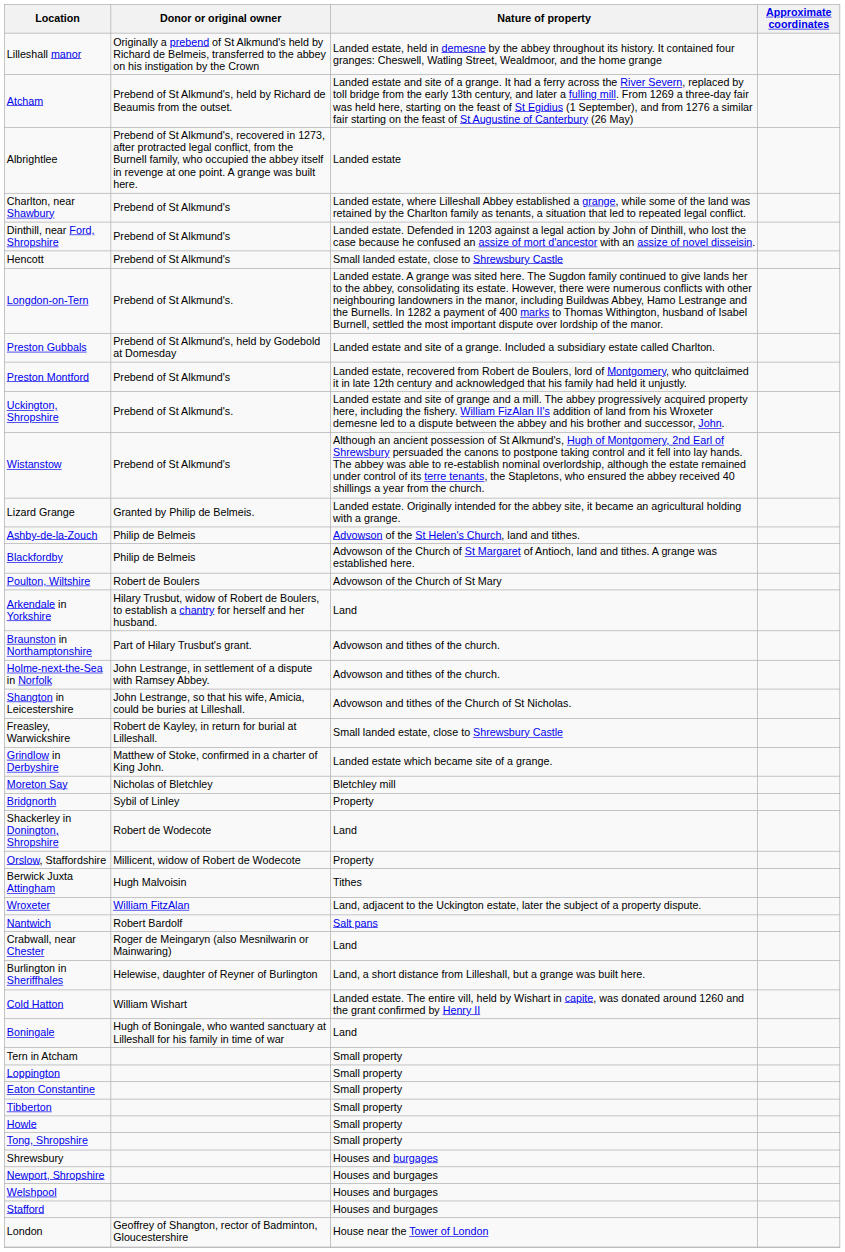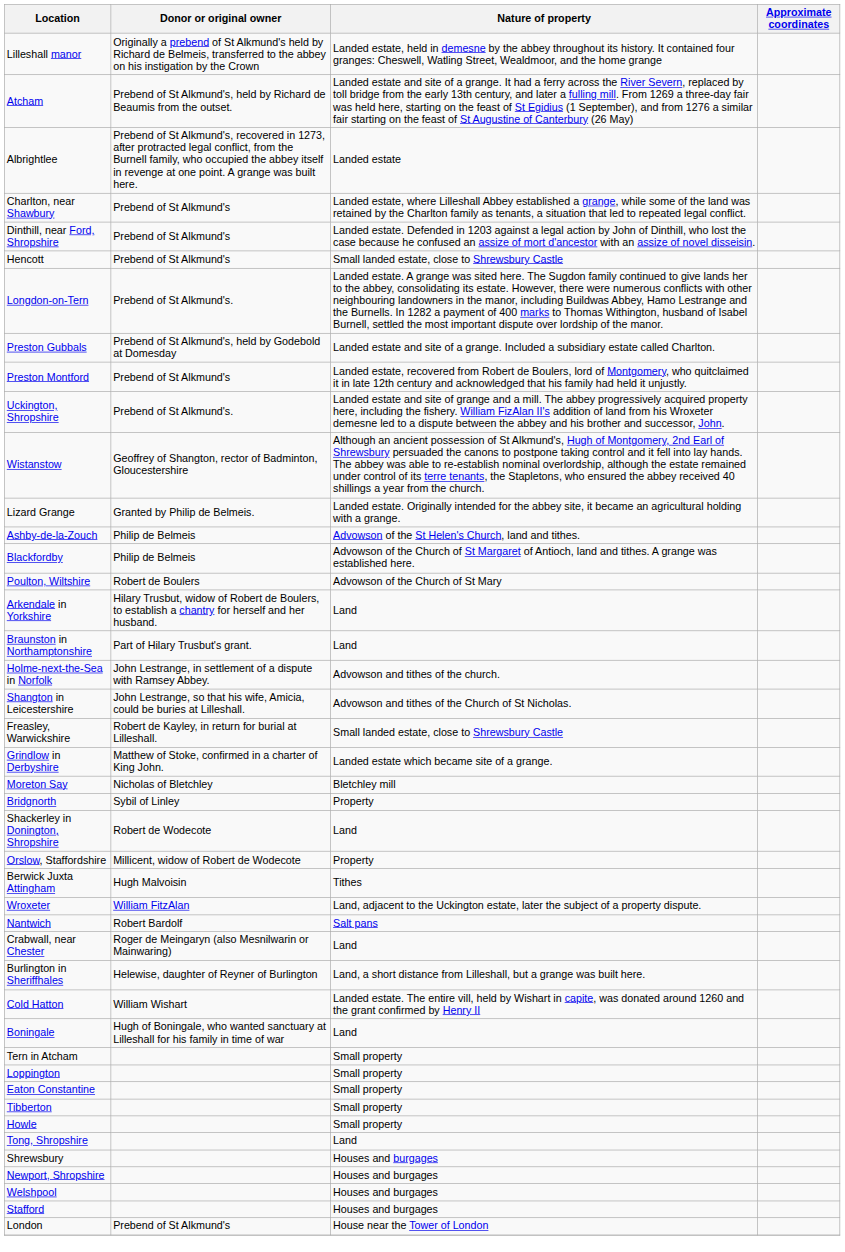(172, 465) Prebend of St Alkmund's -> (215, 465) Geoffrey of Shangton, rector of Badminton, Gloucestershire
(416, 645) Advowson and tithes of the church. -> (345, 645) Land
(368, 1141) Small property -> (345, 1141) Land
(215, 1232) Geoffrey of Shangton, rector of Badminton, Gloucestershire -> (172, 1226) Prebend of St Alkmund's
